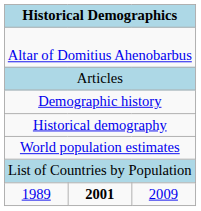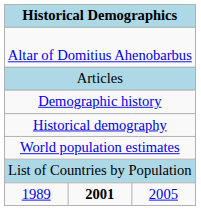(163, 194) 2009 -> (163, 194) 2005
